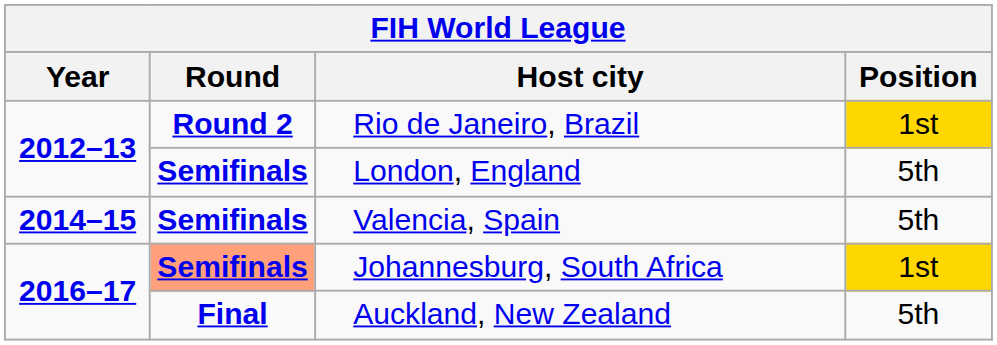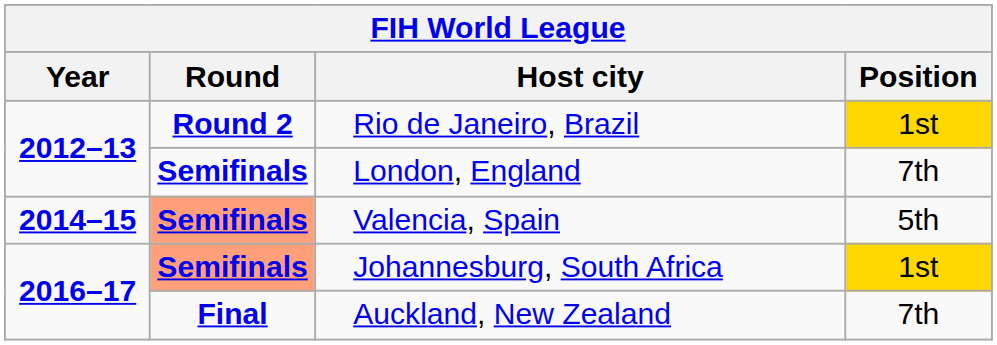(918, 171) 5th -> (918, 171) 7th
(233, 219) no background -> (233, 219) lightsalmon background
(918, 314) 5th -> (918, 314) 7th
